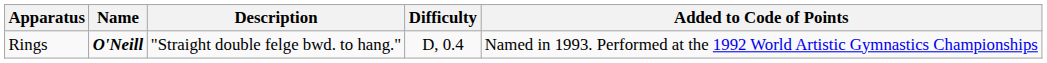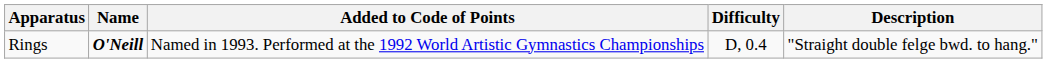columns swapped: (276, 17) <-> (761, 17)
